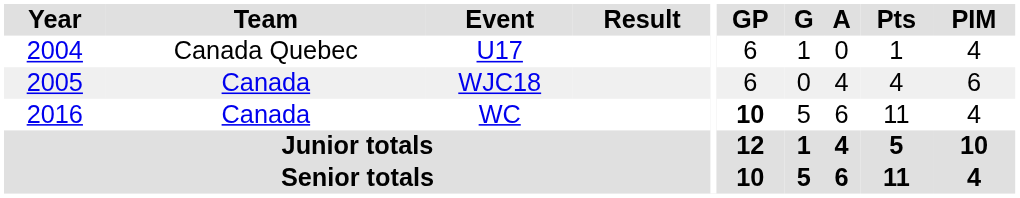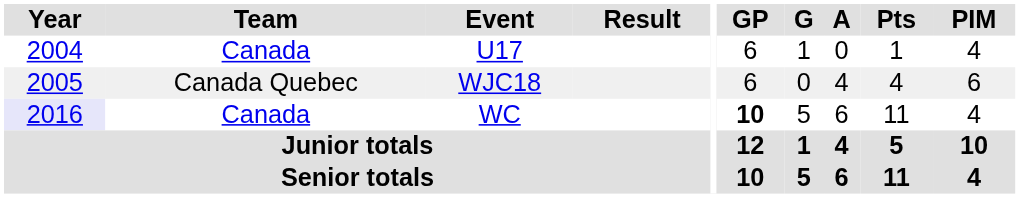(266, 51) Canada Quebec -> (266, 51) Canada
(266, 82) Canada -> (266, 82) Canada Quebec
(55, 114) no background -> (55, 114) lavender background
